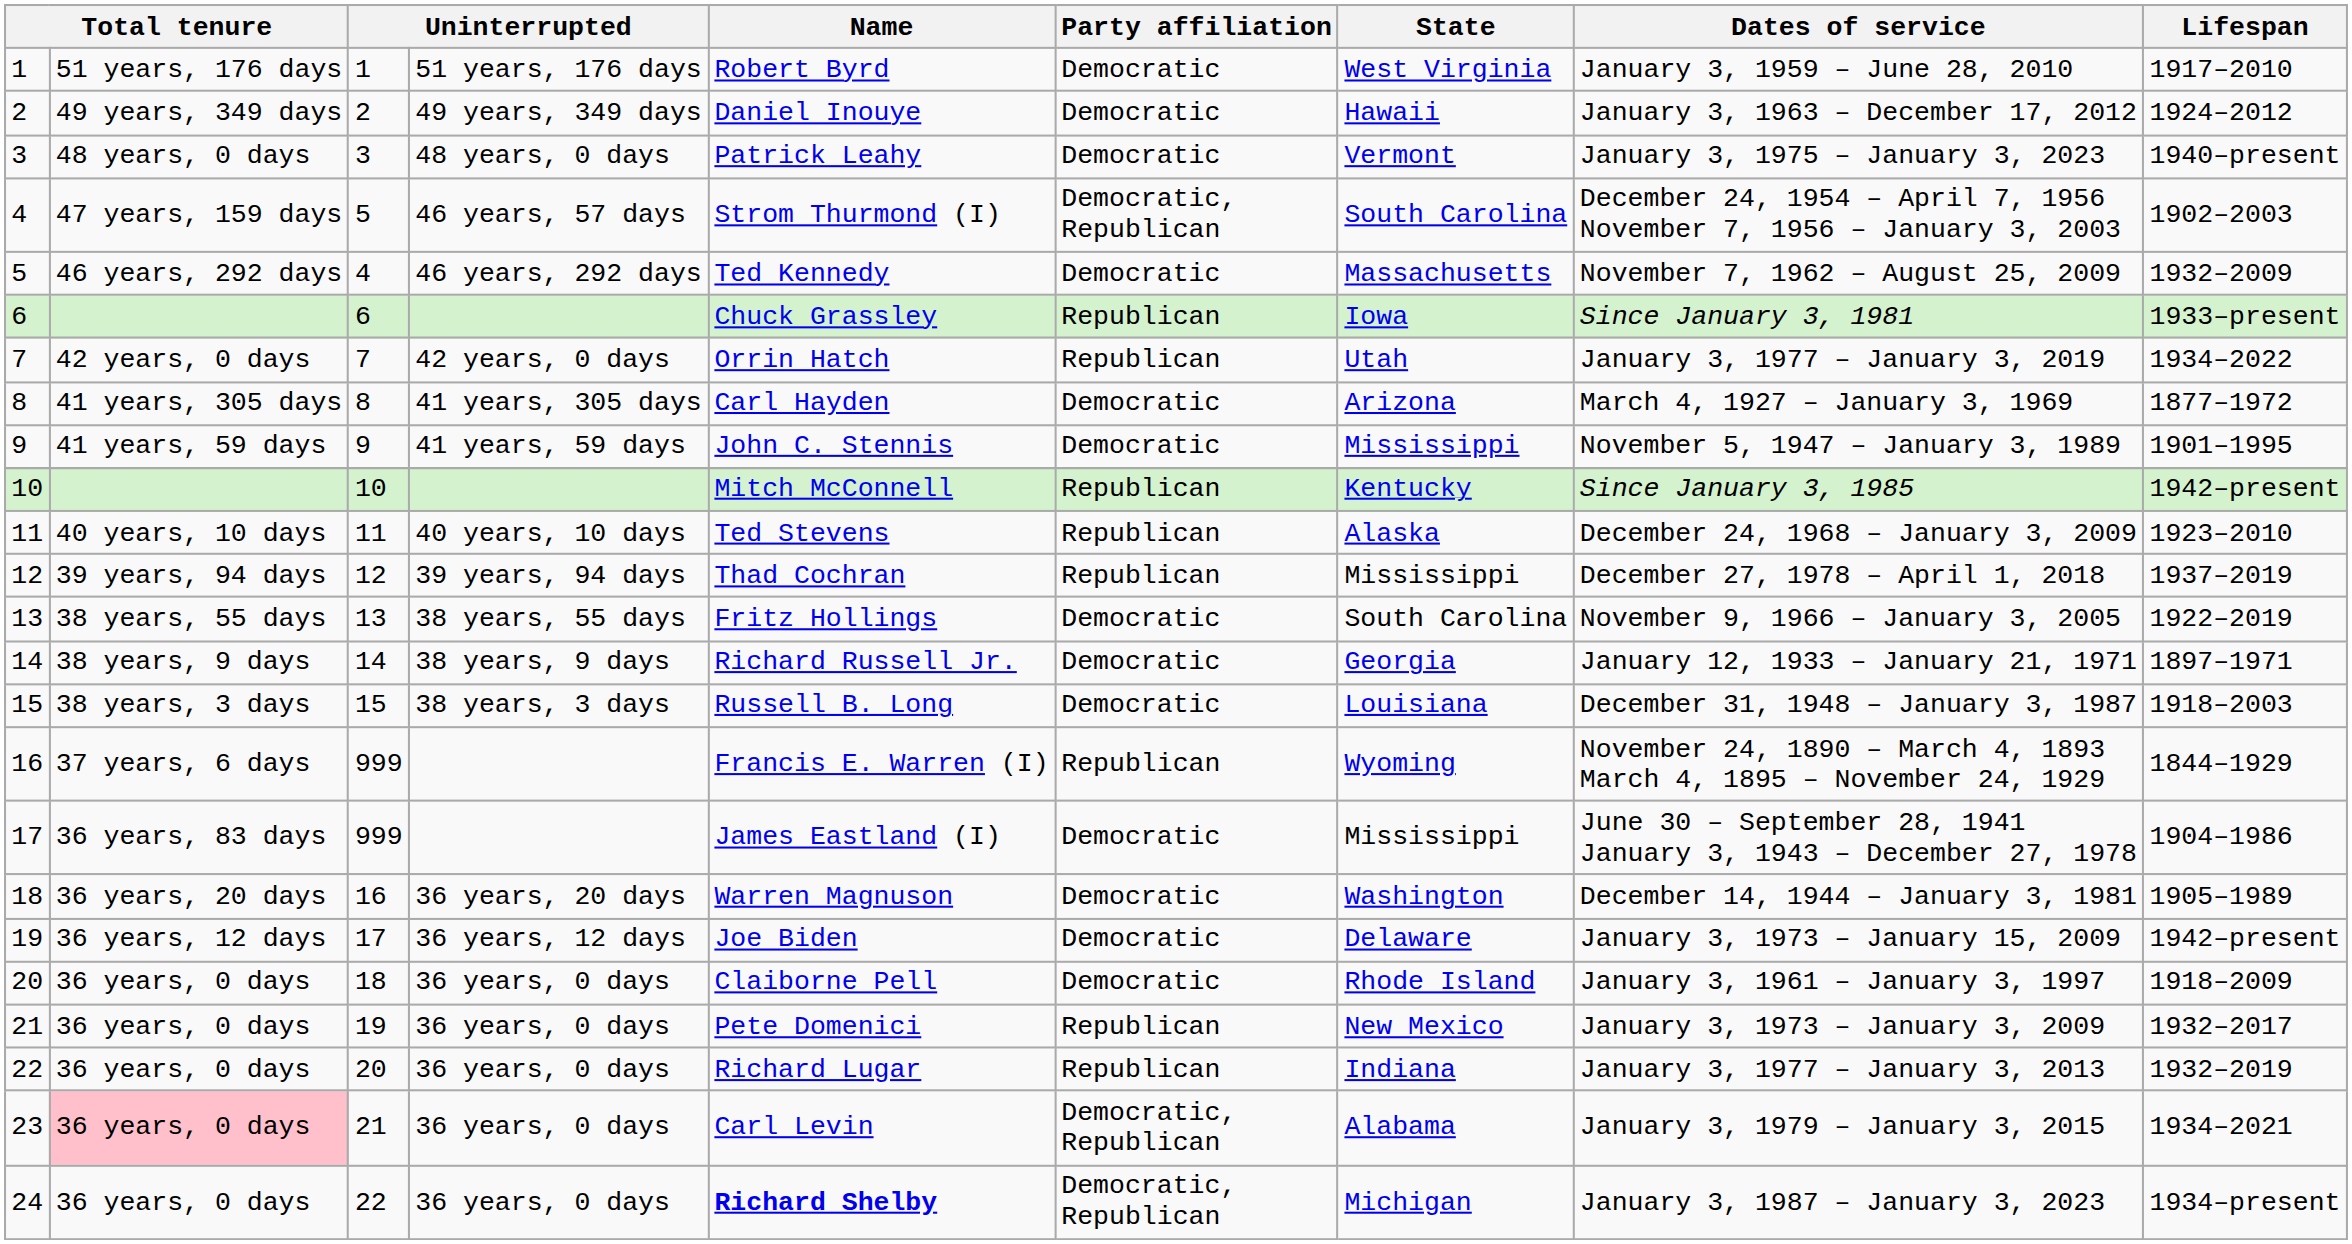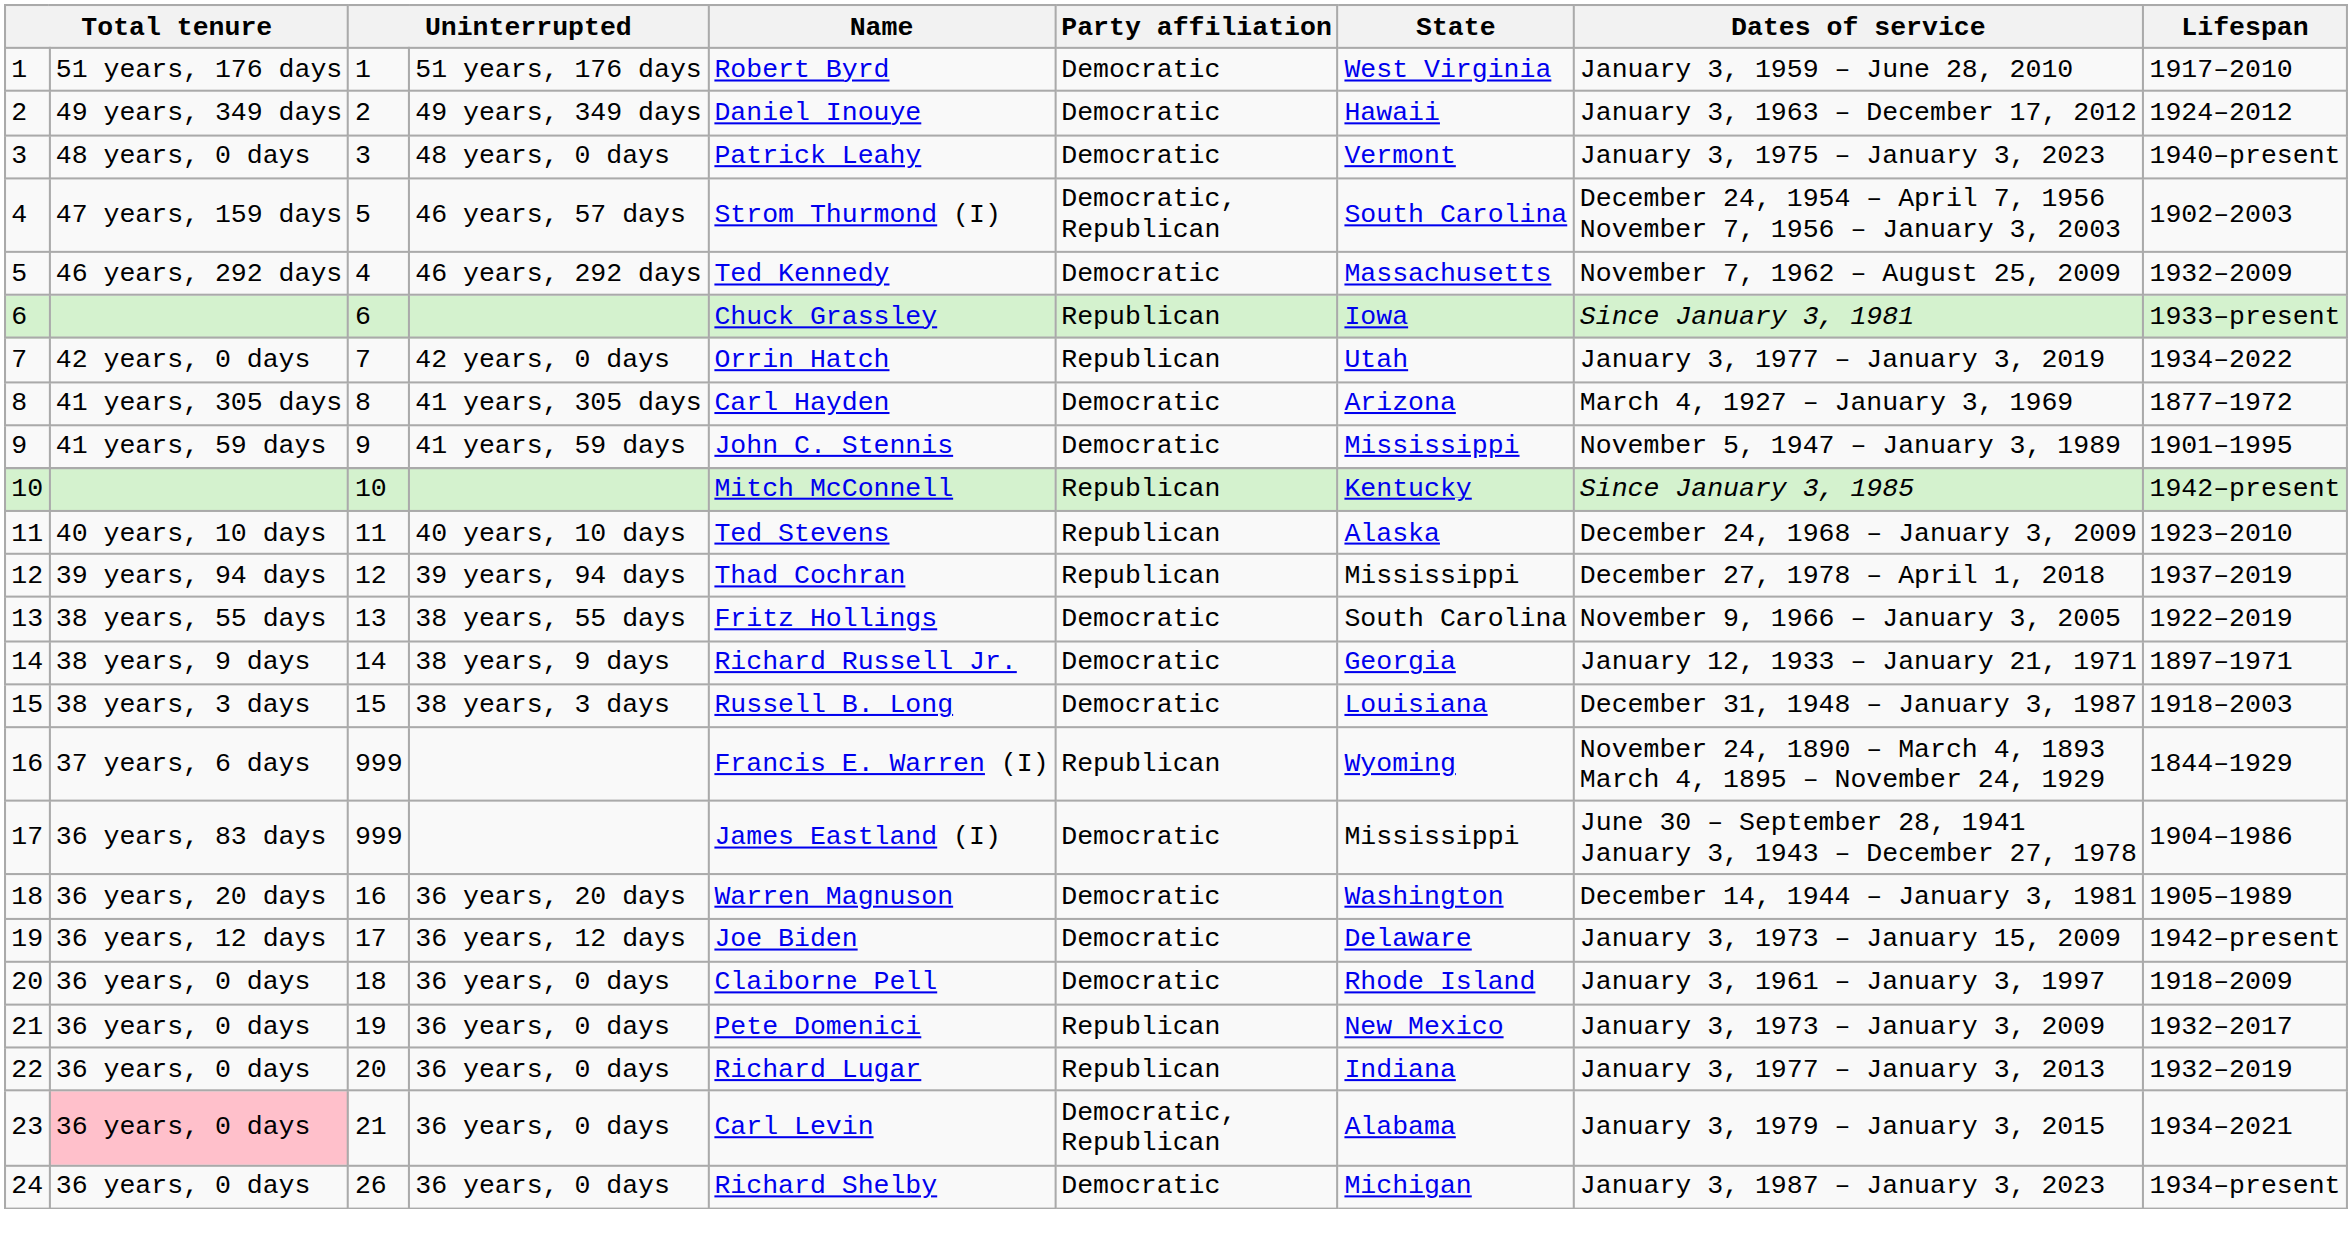(371, 1202) 22 -> (371, 1186) 26
(826, 1202) bold -> (826, 1186) normal
(1149, 1202) Democratic, Republican -> (1141, 1186) Democratic
